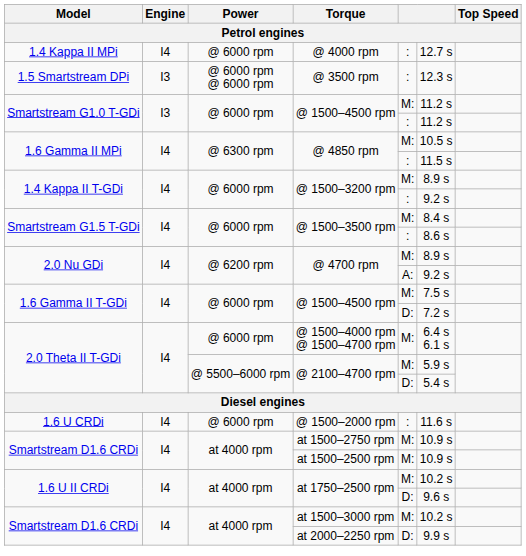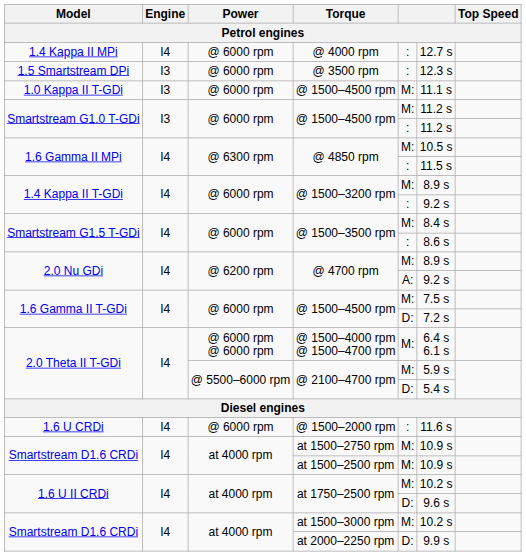(240, 77) @ 6000 rpm @ 6000 rpm -> (240, 71) @ 6000 rpm
+ row: (73, 90)
(240, 338) @ 6000 rpm -> (240, 344) @ 6000 rpm @ 6000 rpm
